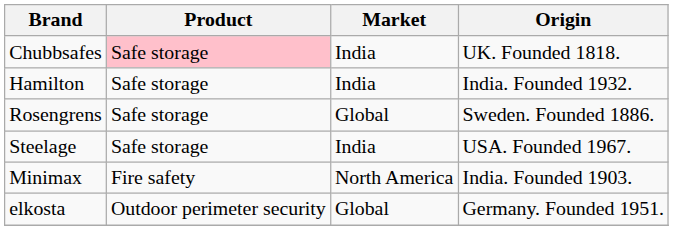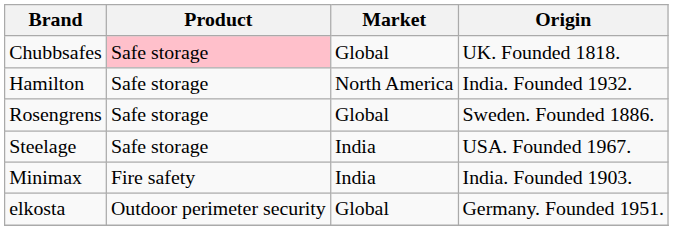(355, 51) India -> (362, 51) Global
(355, 83) India -> (394, 83) North America
(394, 177) North America -> (355, 177) India
